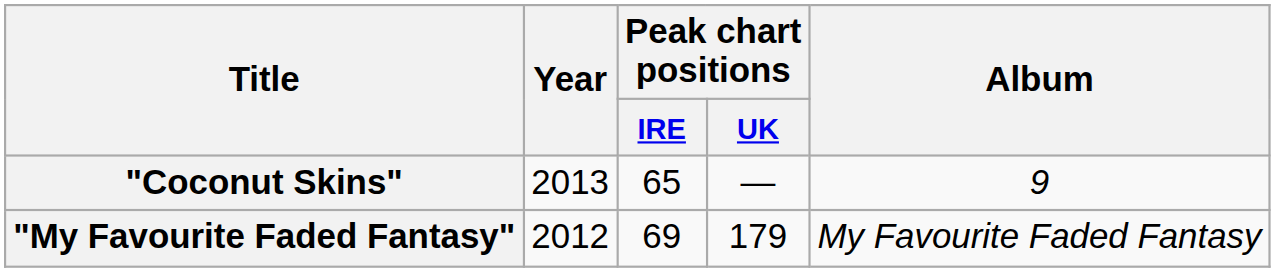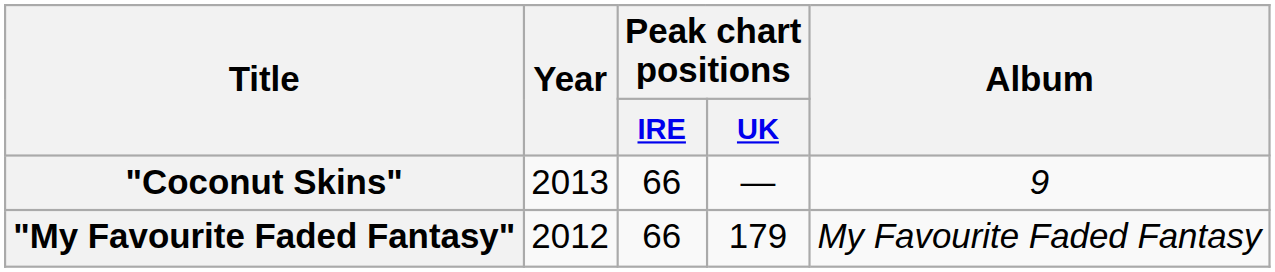(662, 182) 65 -> (662, 182) 66
(662, 237) 69 -> (662, 237) 66
